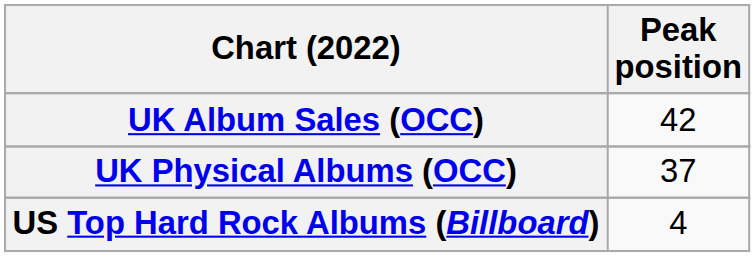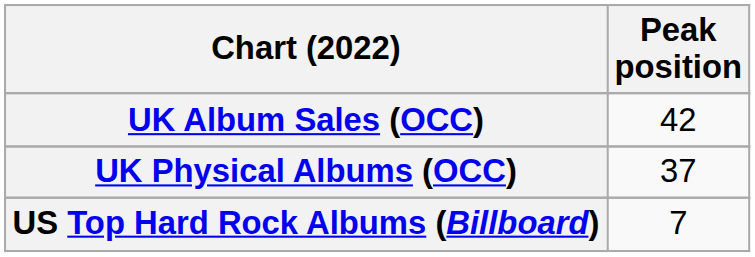(678, 223) 4 -> (678, 223) 7
